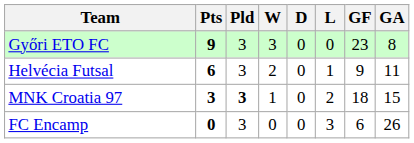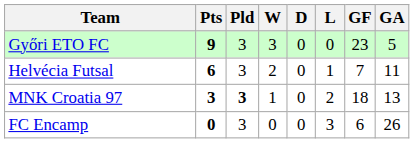(392, 44) 8 -> (392, 44) 5
(360, 71) 9 -> (360, 71) 7
(392, 97) 15 -> (392, 97) 13
